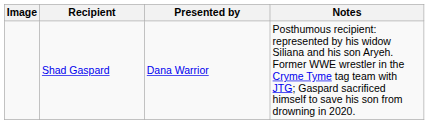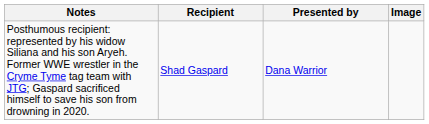columns swapped: (22, 13) <-> (347, 13)
